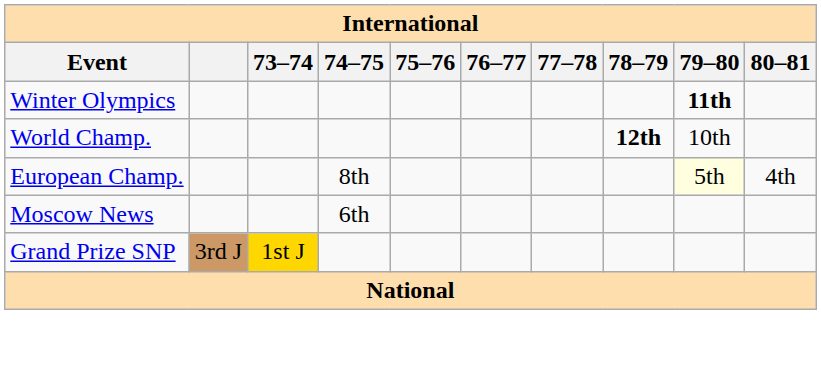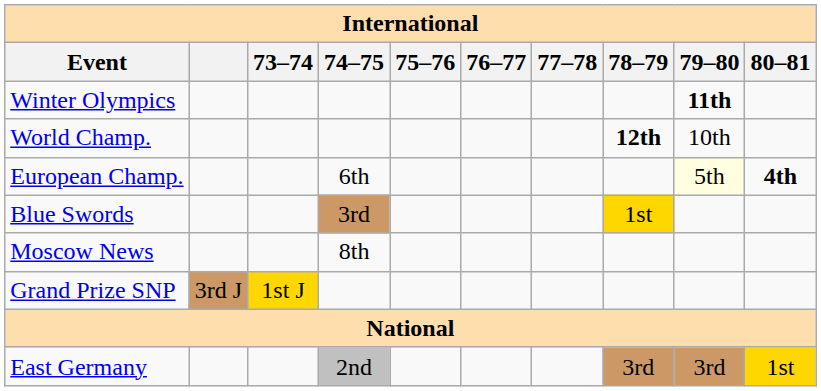(354, 175) 8th -> (354, 175) 6th
(780, 175) normal -> (780, 175) bold
+ row: (72, 213)
(354, 213) 6th -> (354, 251) 8th
+ row: (79, 366)
